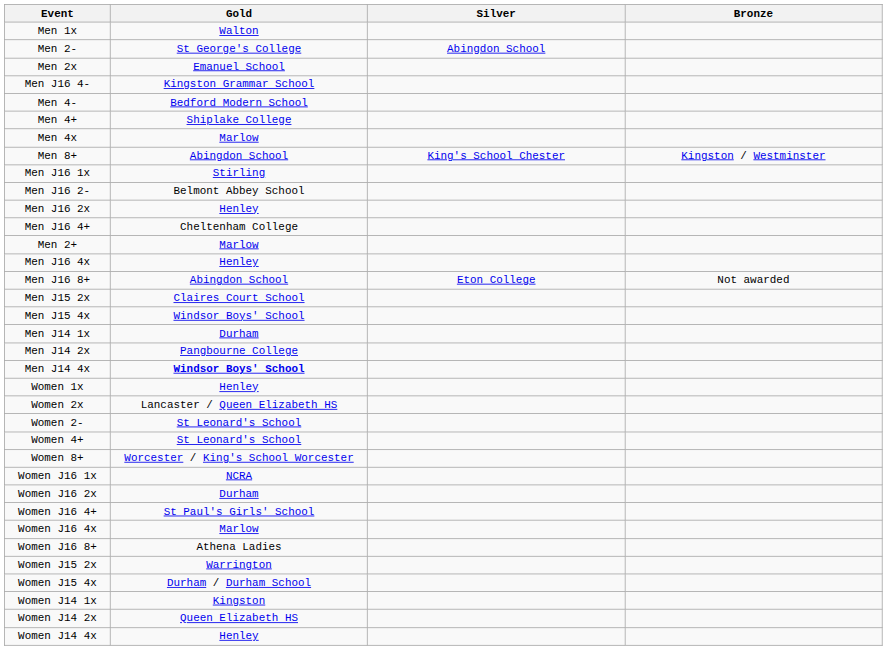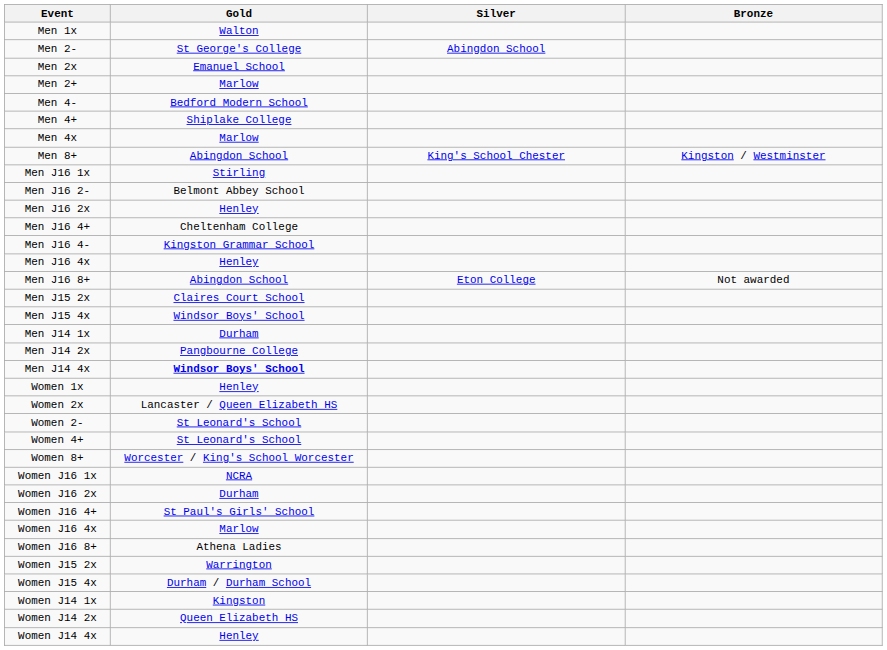rows swapped: (57, 245) <-> (57, 85)
